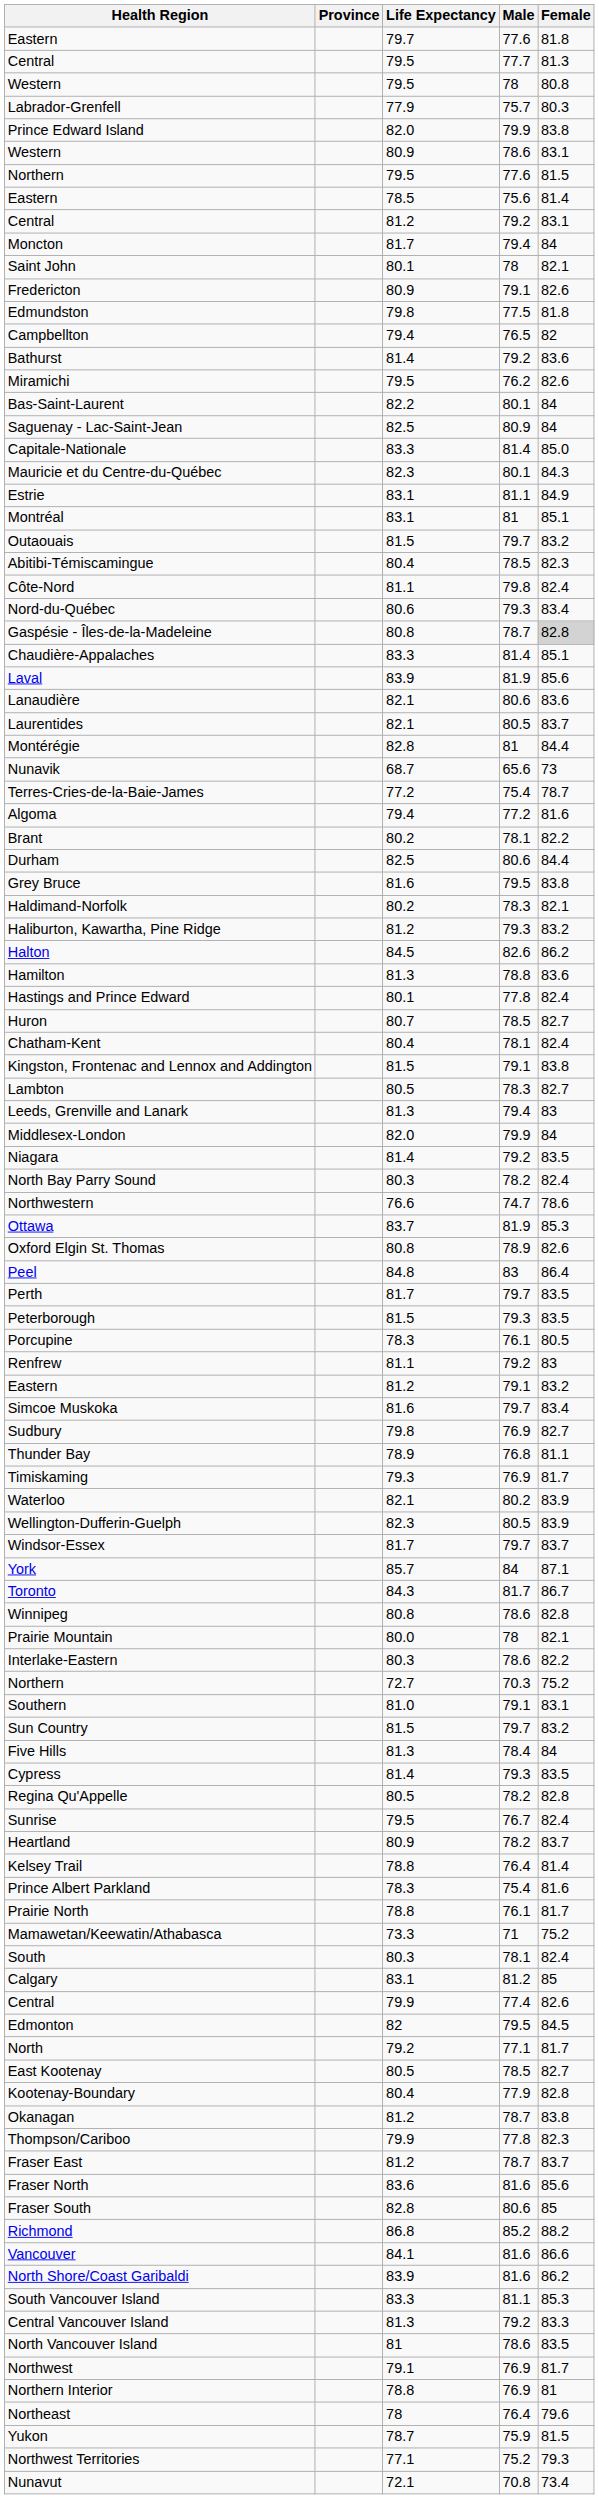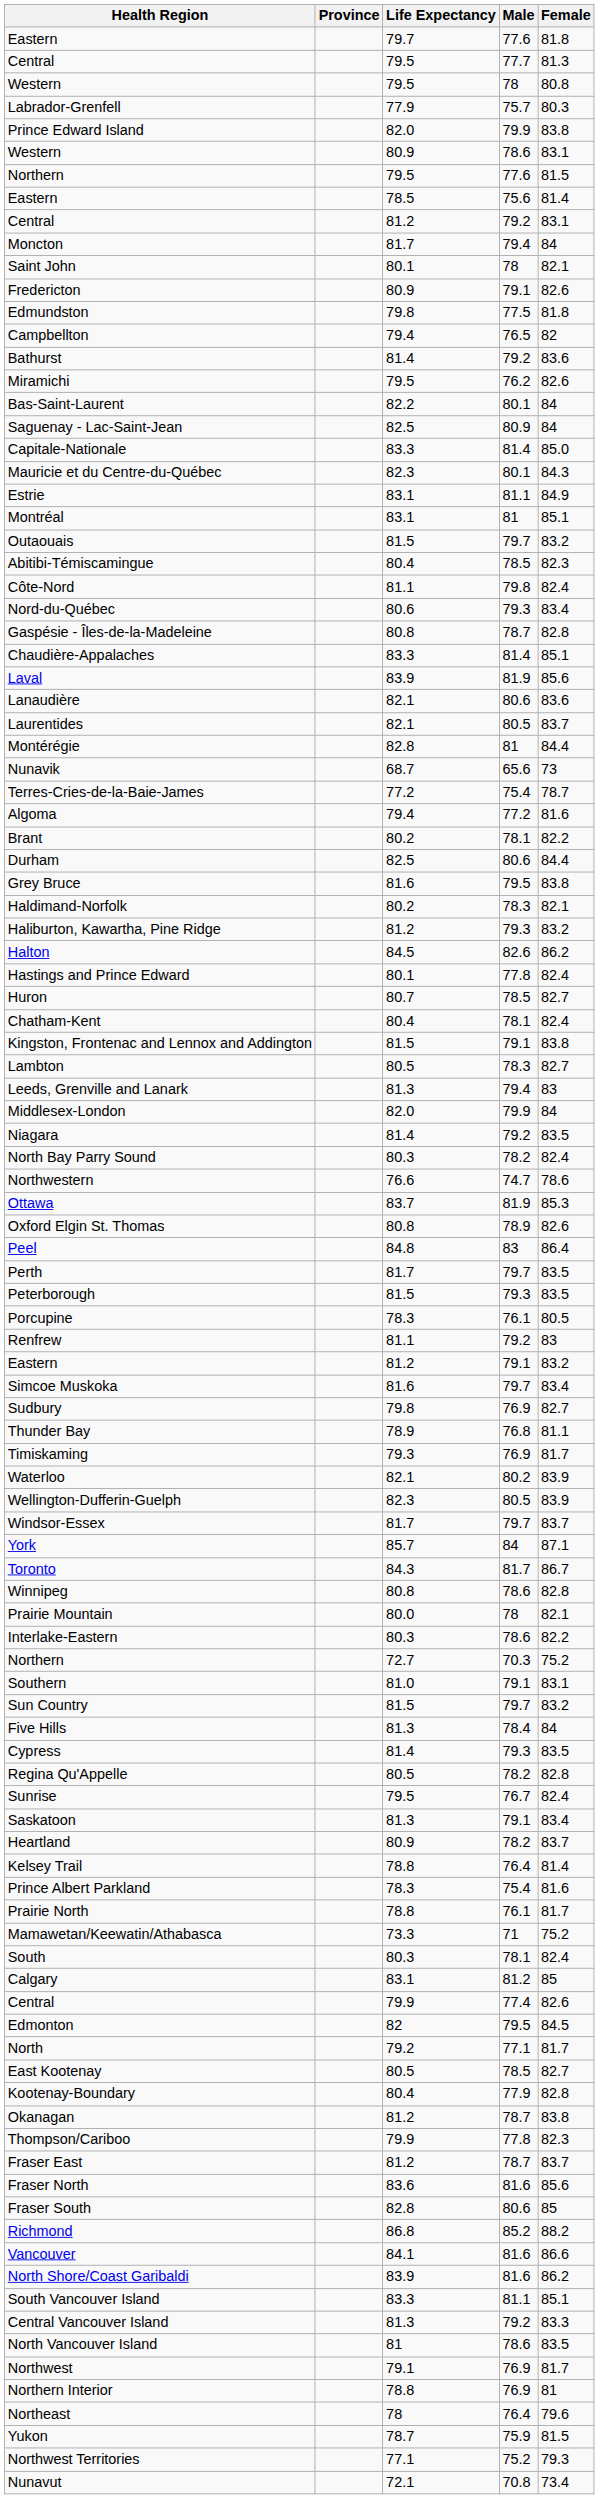(555, 632) lightgrey background -> (555, 632) no background
- row: (36, 975)
+ row: (42, 1820)
(555, 2299) 85.3 -> (555, 2299) 85.1
